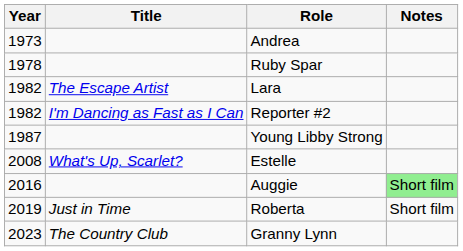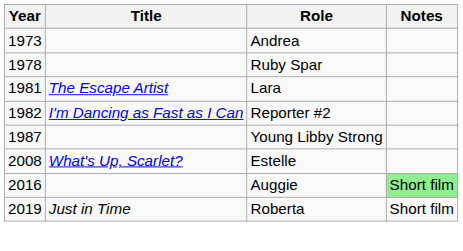(25, 88) 1982 -> (25, 88) 1981
- row: (294, 233)
